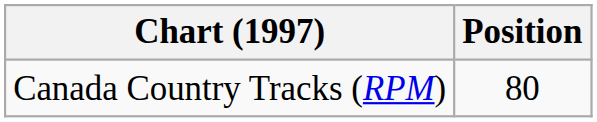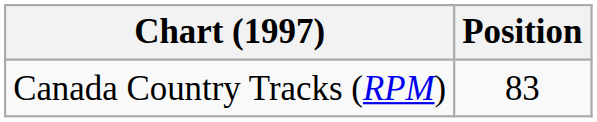(522, 87) 80 -> (522, 87) 83
